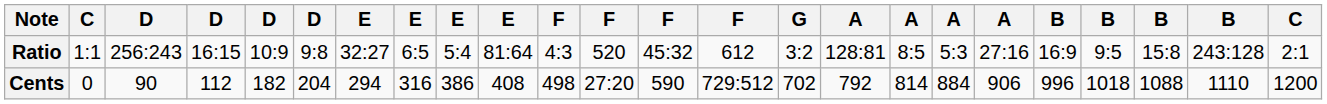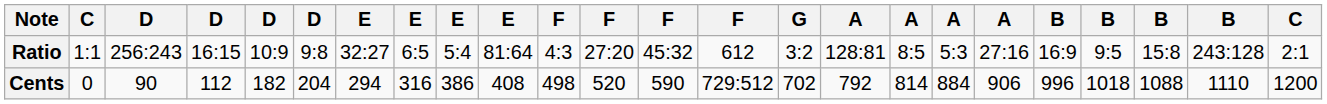(609, 51) 520 -> (609, 51) 27:20
(609, 83) 27:20 -> (609, 83) 520
